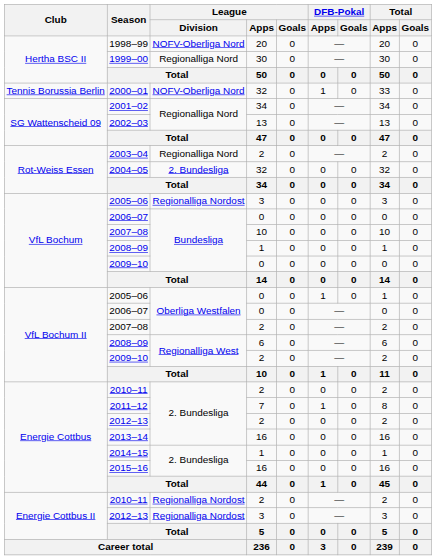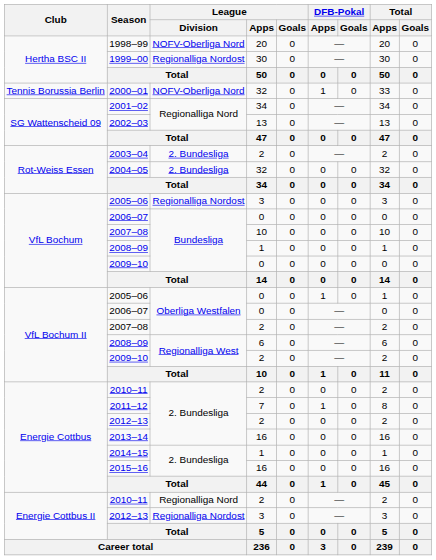(199, 59) Regionalliga Nord -> (199, 59) Regionalliga Nordost
(199, 153) Regionalliga Nord -> (199, 153) 2. Bundesliga
(199, 500) Regionalliga Nordost -> (199, 500) Regionalliga Nord
